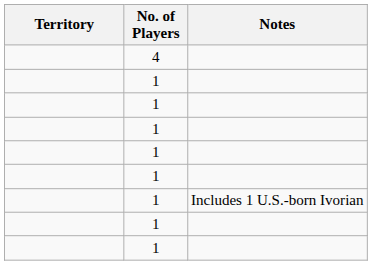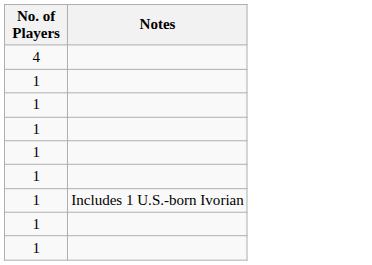- column: (64, 24)
